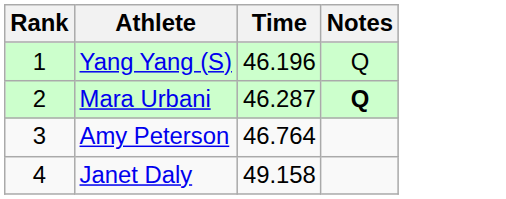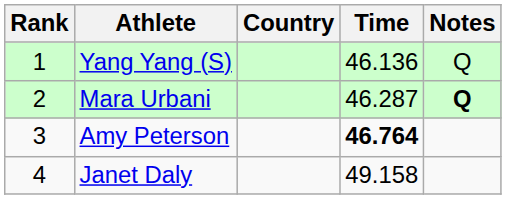+ column: (289, 23)
(279, 61) 46.196 -> (382, 61) 46.136
(279, 136) normal -> (382, 136) bold
